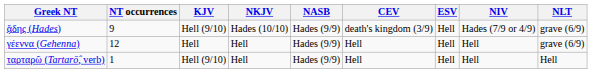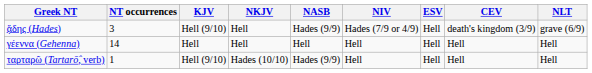columns swapped: (498, 12) <-> (389, 12)
(112, 28) 9 -> (112, 28) 3
(259, 28) Hades (10/10) -> (239, 28) Hell
(114, 44) 12 -> (114, 44) 14
(316, 44) Hades (9/9) -> (301, 44) Hell
(562, 44) grave (6/9) -> (549, 44) Hell
(239, 60) Hell -> (259, 60) Hades (10/10)
